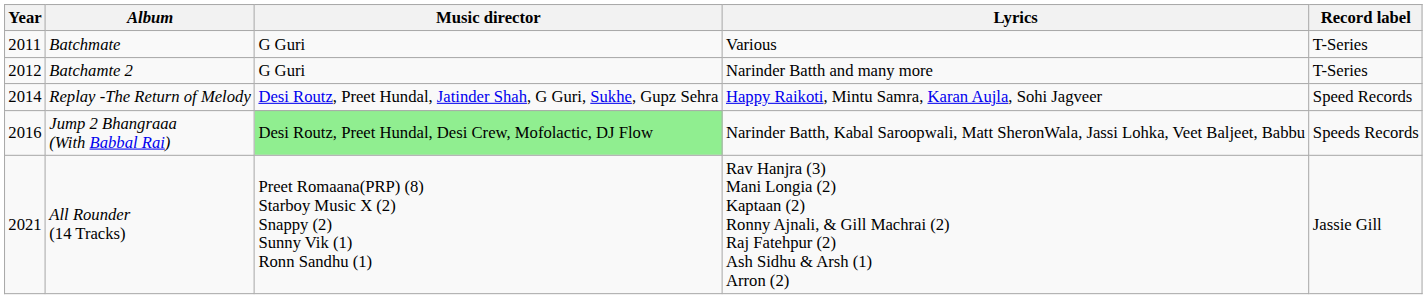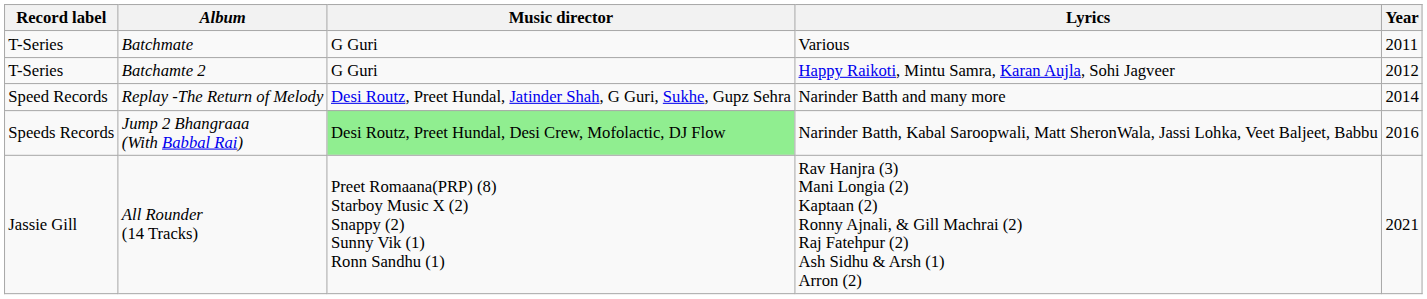columns swapped: (25, 17) <-> (1366, 17)
(829, 70) Narinder Batth and many more -> (987, 70) Happy Raikoti, Mintu Samra, Karan Aujla, Sohi Jagveer
(914, 96) Happy Raikoti, Mintu Samra, Karan Aujla, Sohi Jagveer -> (902, 96) Narinder Batth and many more
